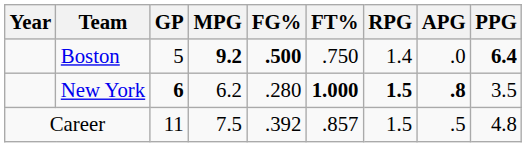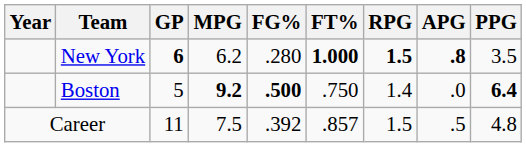rows swapped: (90, 56) <-> (103, 90)
